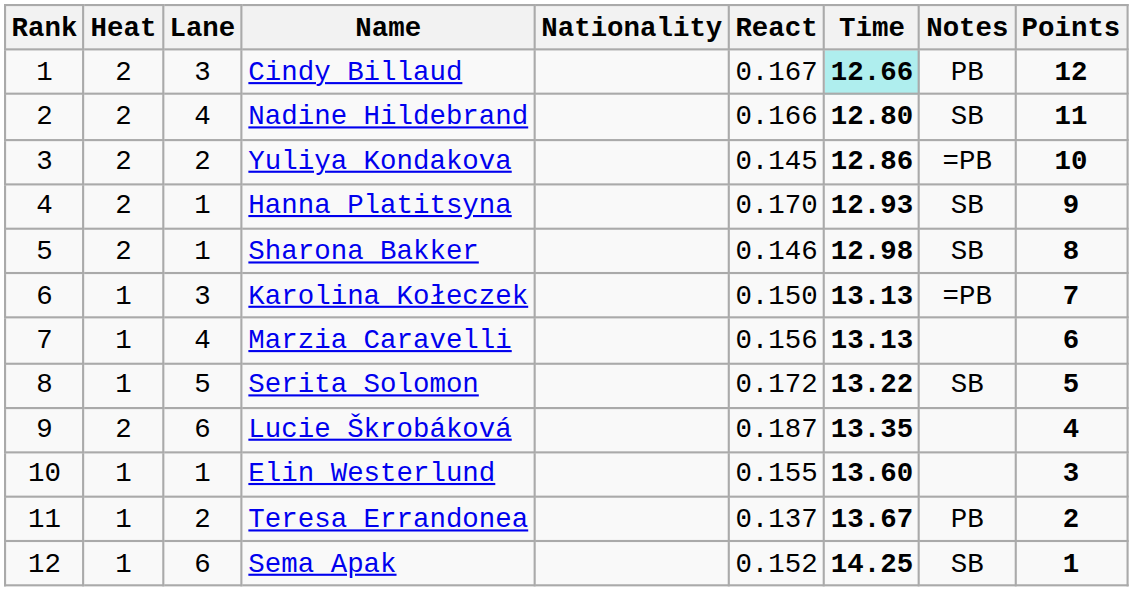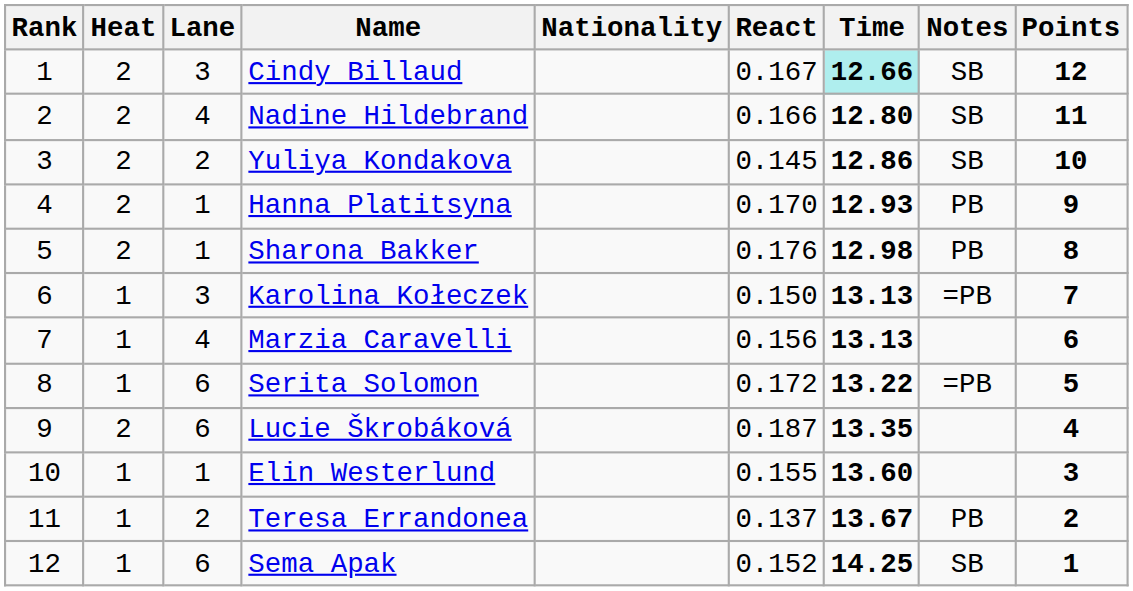(967, 72) PB -> (967, 72) SB
(967, 162) =PB -> (967, 162) SB
(967, 206) SB -> (967, 206) PB
(777, 251) 0.146 -> (777, 251) 0.176
(967, 251) SB -> (967, 251) PB
(202, 385) 5 -> (202, 385) 6
(967, 385) SB -> (967, 385) =PB
